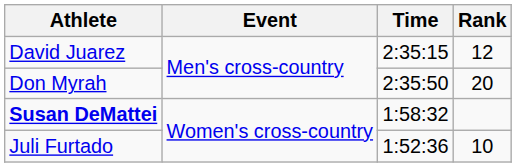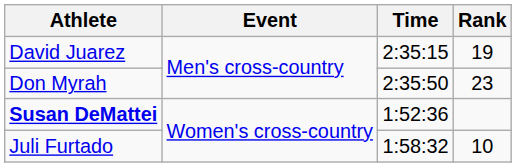(482, 52) 12 -> (482, 52) 19
(482, 84) 20 -> (482, 84) 23
(416, 115) 1:58:32 -> (416, 115) 1:52:36
(416, 146) 1:52:36 -> (416, 146) 1:58:32
